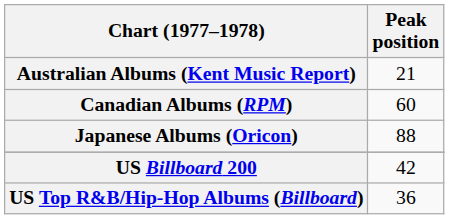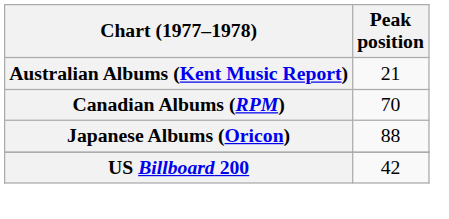(406, 104) 60 -> (391, 104) 70
- row: (186, 198)
